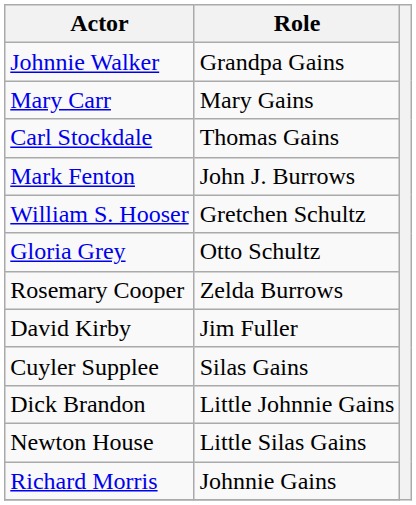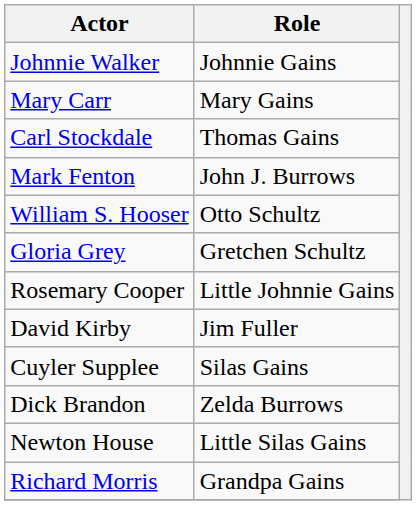(272, 61) Grandpa Gains -> (268, 61) Johnnie Gains
(283, 213) Gretchen Schultz -> (260, 213) Otto Schultz
(260, 251) Otto Schultz -> (283, 251) Gretchen Schultz
(271, 289) Zelda Burrows -> (297, 289) Little Johnnie Gains
(297, 404) Little Johnnie Gains -> (271, 404) Zelda Burrows
(268, 480) Johnnie Gains -> (272, 480) Grandpa Gains
